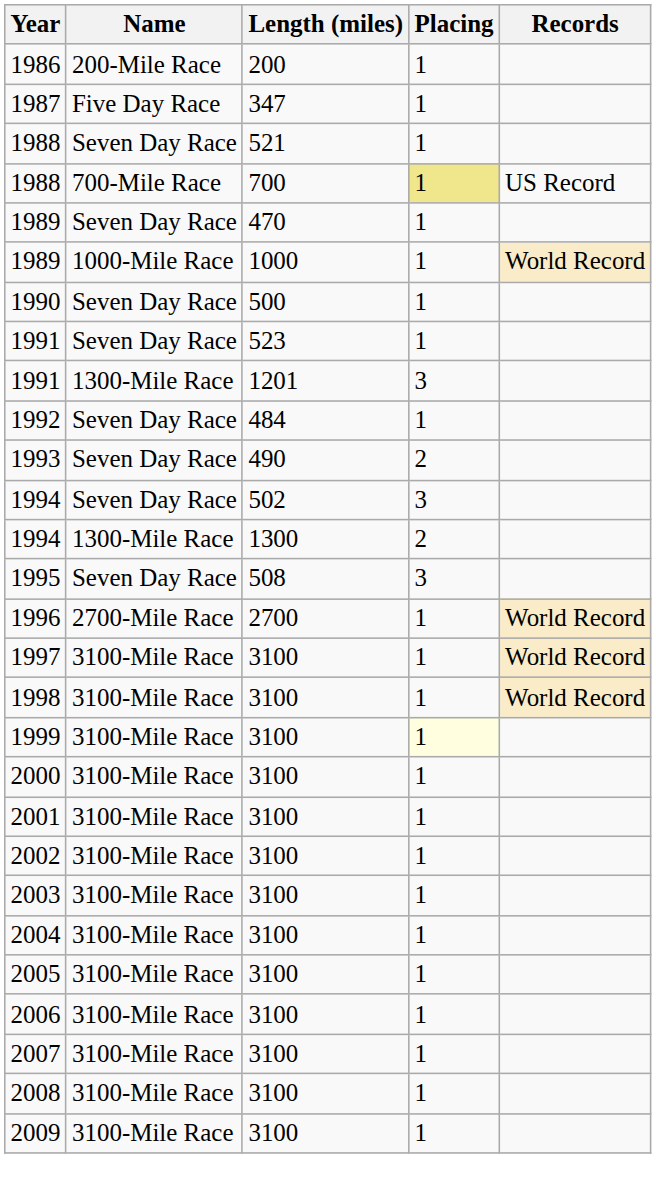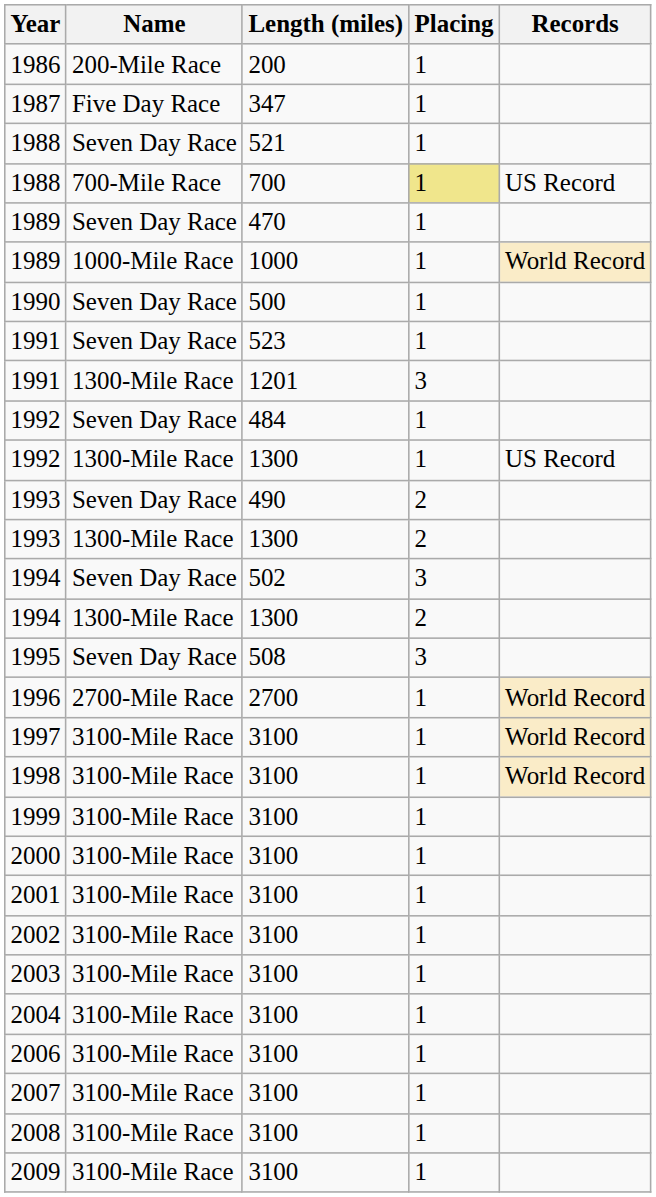+ row: (35, 459)
+ row: (35, 538)
(421, 736) lightyellow background -> (421, 815) no background
- row: (35, 974)
